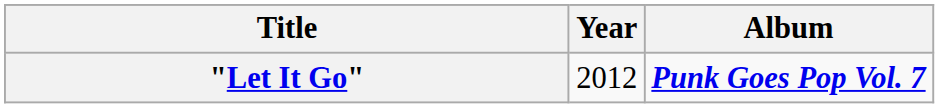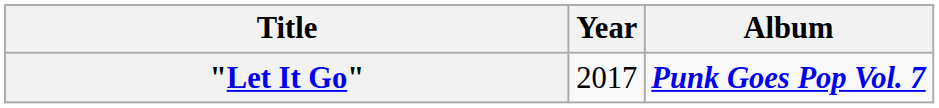(607, 77) 2012 -> (607, 77) 2017
